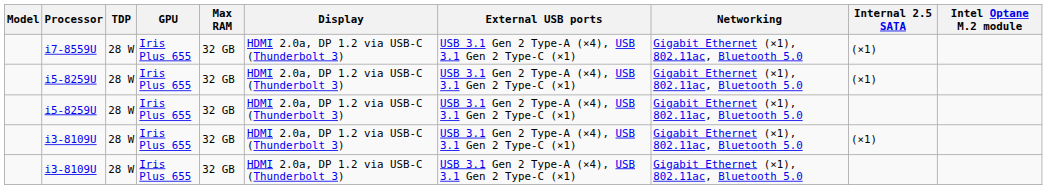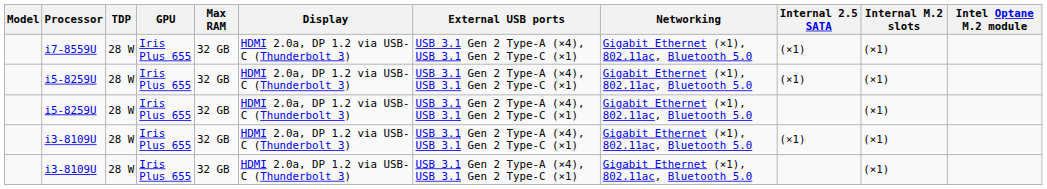+ column: (904, 19)
